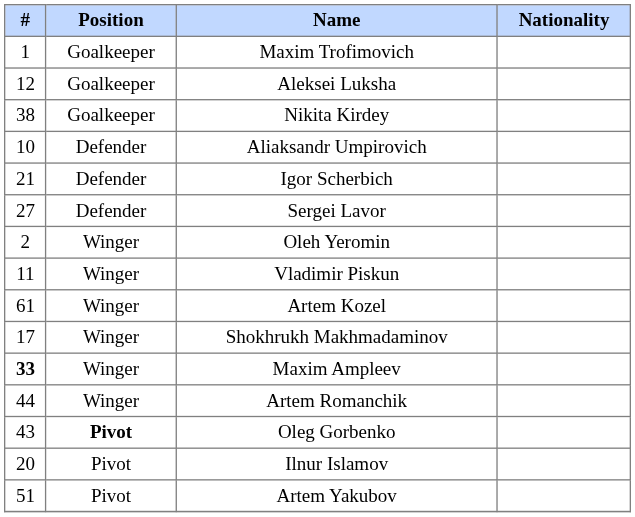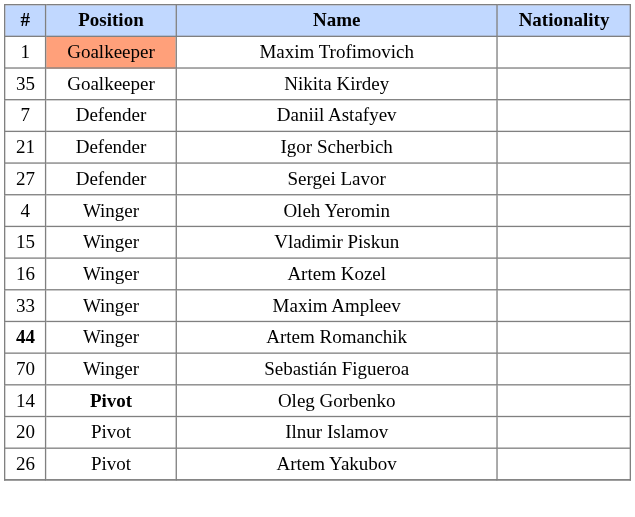(111, 52) no background -> (111, 52) lightsalmon background
- row: (337, 83)
(25, 115) 38 -> (25, 83) 35
+ row: (337, 115)
- row: (337, 147)
(25, 242) 2 -> (25, 210) 4
(25, 273) 11 -> (25, 242) 15
(25, 305) 61 -> (25, 273) 16
- row: (337, 337)
(25, 368) bold -> (25, 305) normal
(25, 400) normal -> (25, 337) bold
+ row: (337, 368)
(25, 432) 43 -> (25, 400) 14
(25, 495) 51 -> (25, 463) 26
